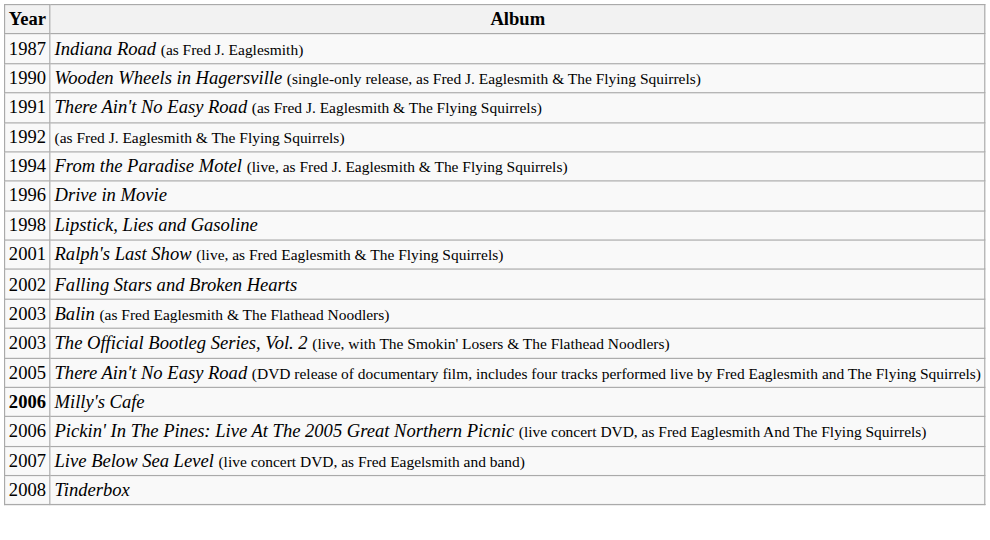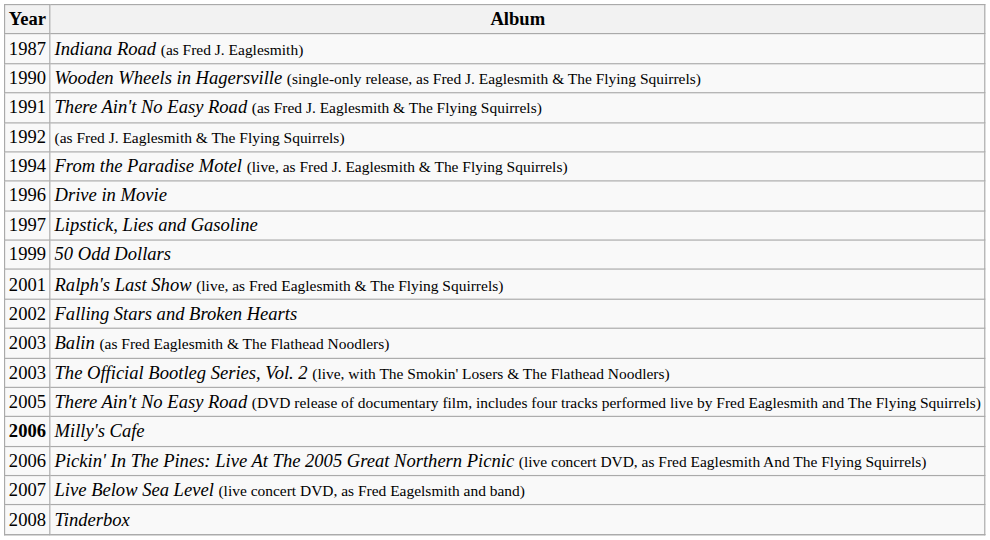(27, 225) 1998 -> (27, 225) 1997
+ row: (113, 254)
